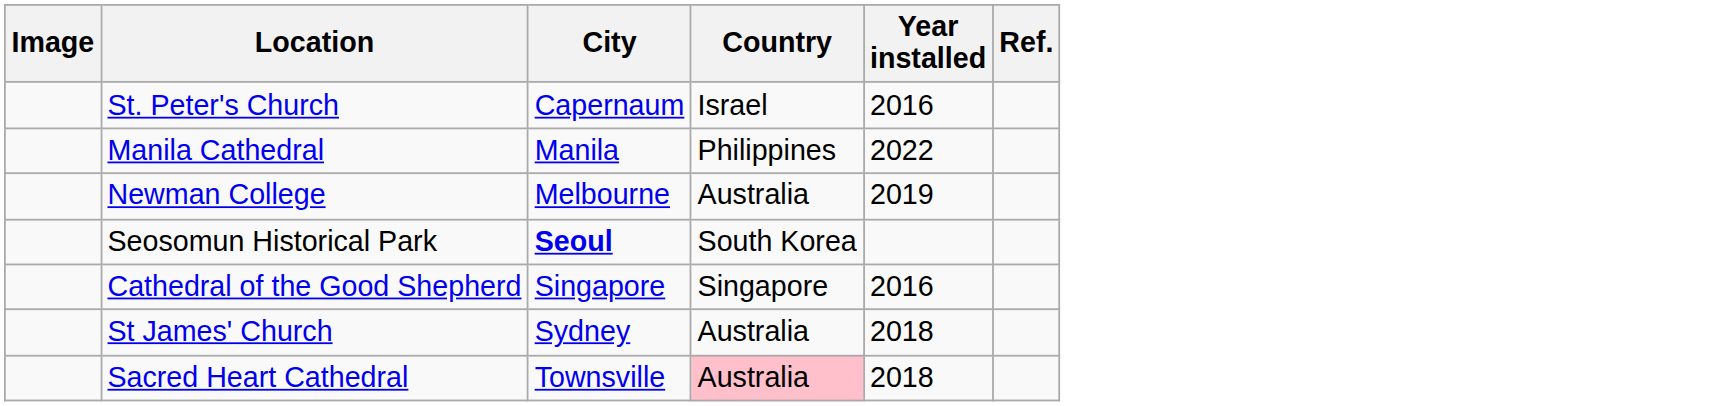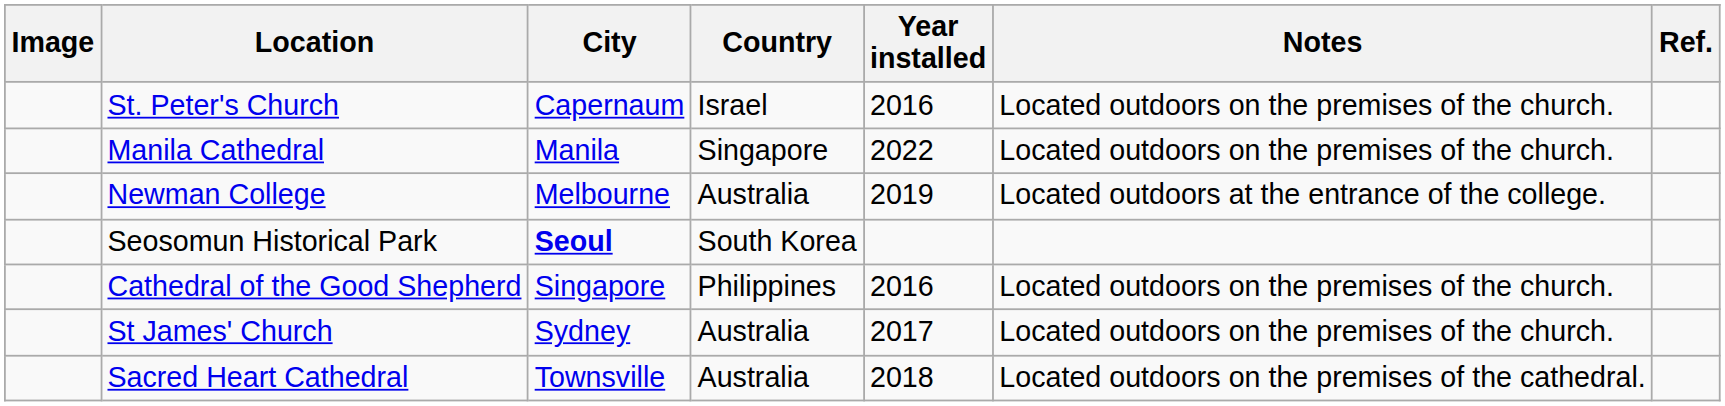+ column: (1323, 43)
(767, 150) Philippines -> (763, 150) Singapore
(763, 286) Singapore -> (767, 286) Philippines
(902, 331) 2018 -> (902, 331) 2017
(753, 377) pink background -> (753, 377) no background
